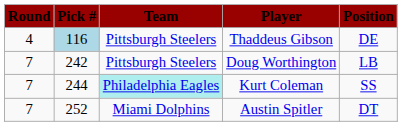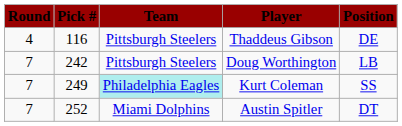(77, 39) lightblue background -> (77, 39) no background
(77, 86) 244 -> (77, 86) 249
